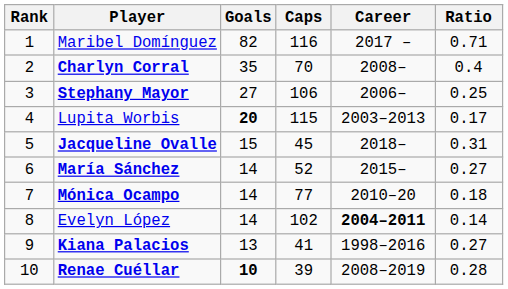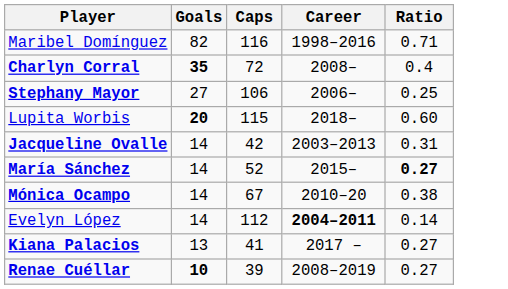- column: (29, 17)
(383, 43) 2017 – -> (334, 43) 1998–2016
(248, 68) normal -> (199, 68) bold
(304, 68) 70 -> (254, 68) 72
(383, 119) 2003–2013 -> (334, 119) 2018–
(469, 119) 0.17 -> (419, 119) 0.60
(248, 144) 15 -> (199, 144) 14
(304, 144) 45 -> (254, 144) 42
(383, 144) 2018– -> (334, 144) 2003–2013
(469, 170) normal -> (419, 170) bold
(304, 195) 77 -> (254, 195) 67
(469, 195) 0.18 -> (419, 195) 0.38
(304, 221) 102 -> (254, 221) 112
(383, 246) 1998–2016 -> (334, 246) 2017 –
(469, 272) 0.28 -> (419, 272) 0.27
